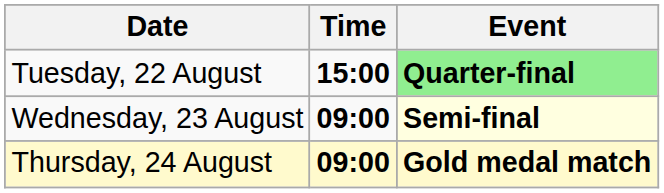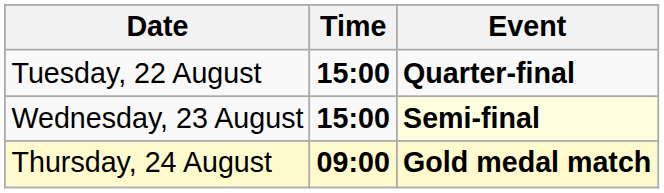(489, 72) lightgreen background -> (489, 72) no background
(353, 118) 09:00 -> (353, 118) 15:00
